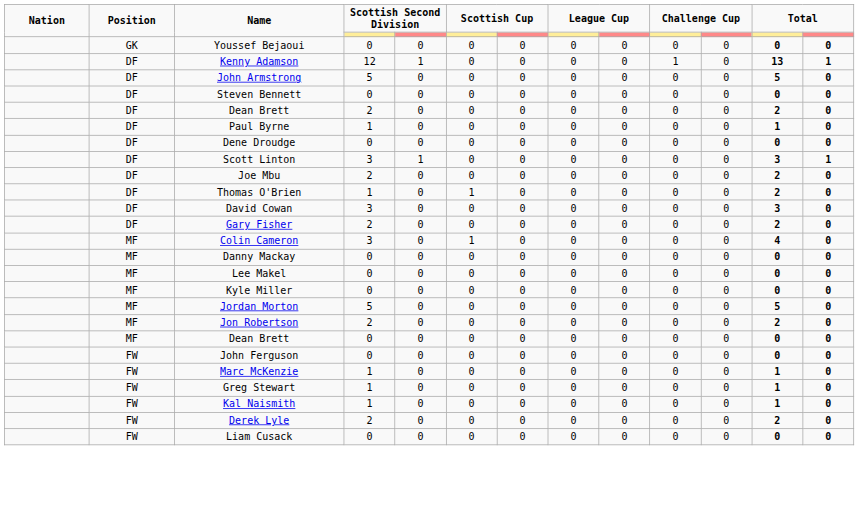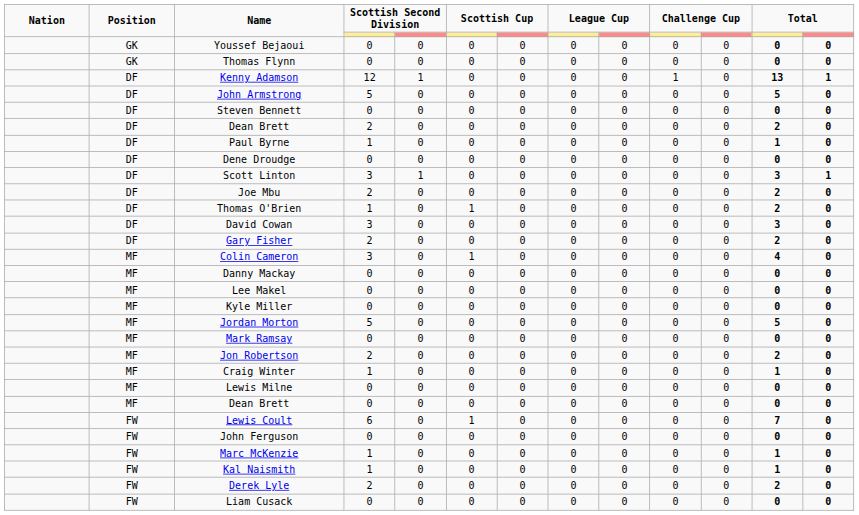+ row: (259, 61)
+ row: (259, 339)
+ row: (259, 371)
+ row: (259, 388)
+ row: (259, 420)
- row: (259, 388)
